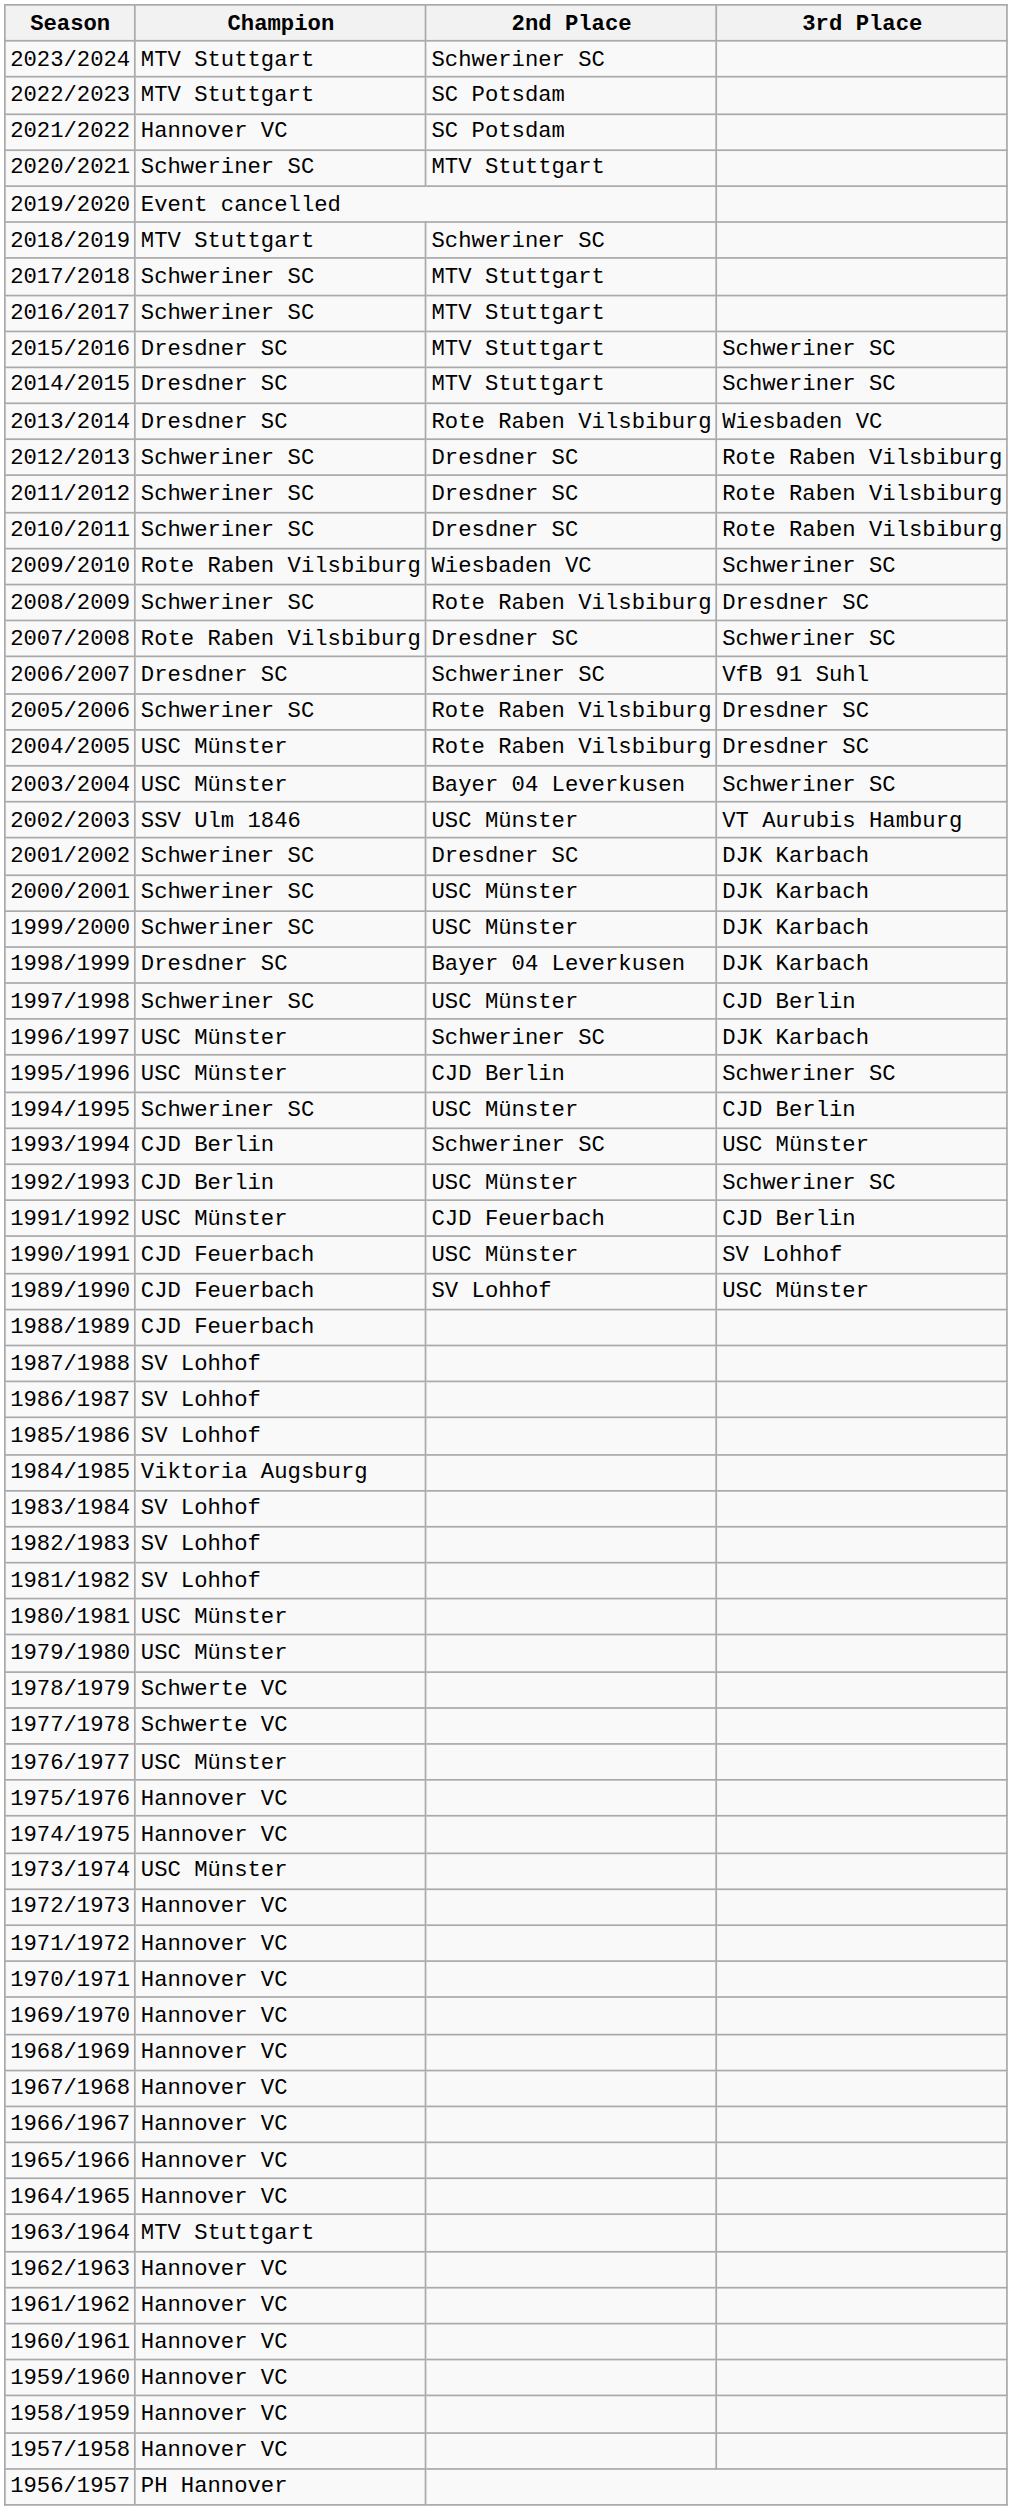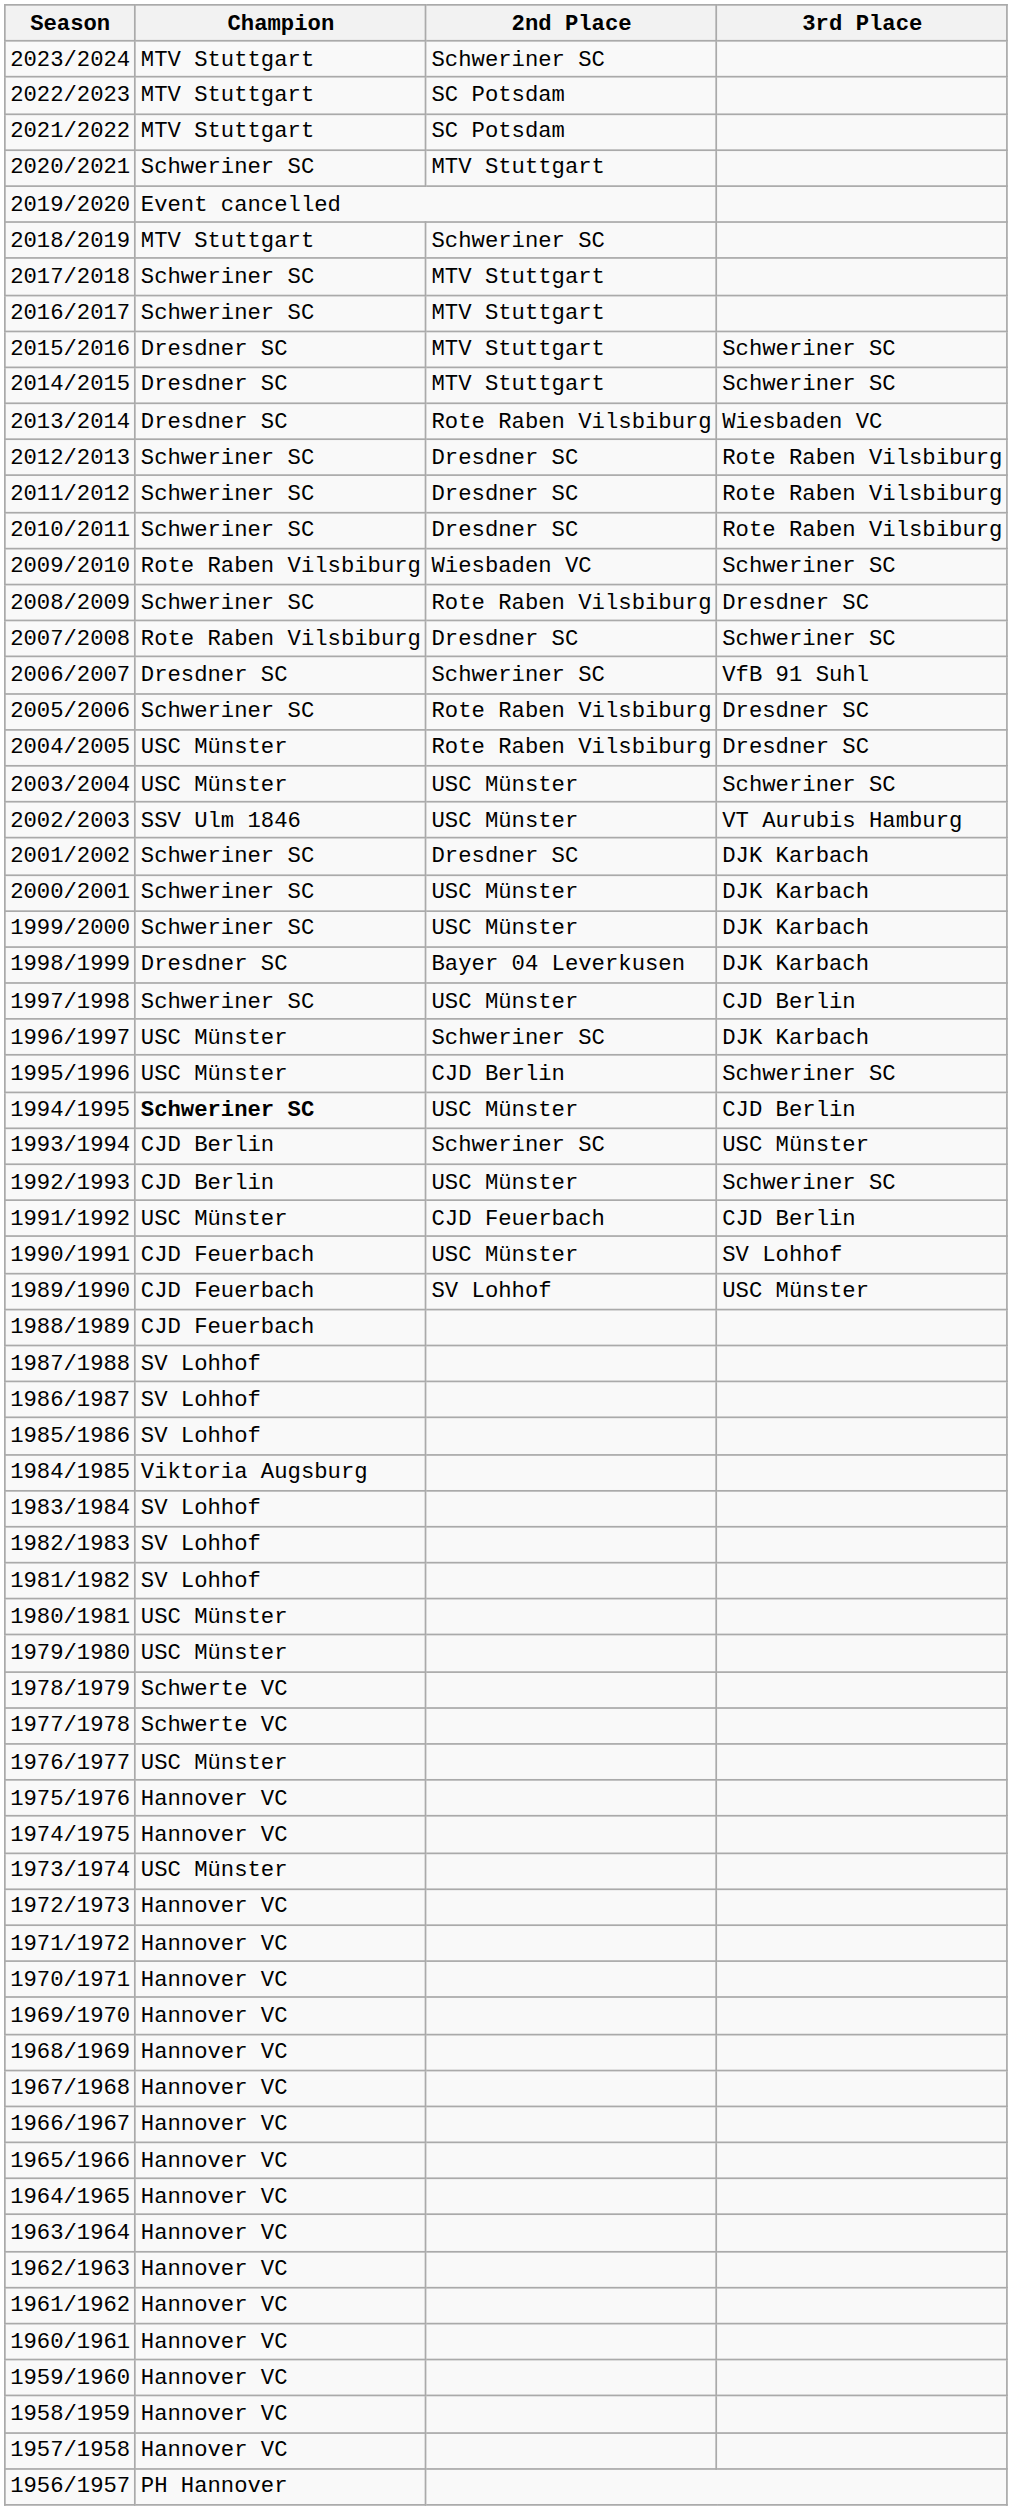(214, 132) Hannover VC -> (228, 132) MTV Stuttgart
(558, 784) Bayer 04 Leverkusen -> (505, 784) USC Münster
(228, 1110) normal -> (228, 1110) bold
(228, 2233) MTV Stuttgart -> (214, 2233) Hannover VC
